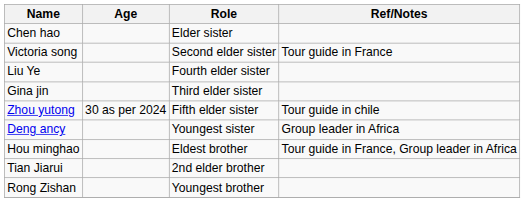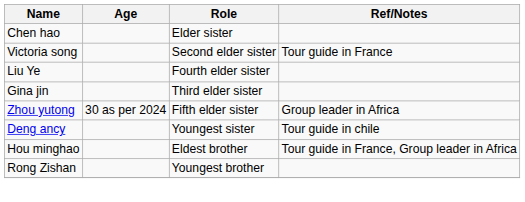(331, 110) Tour guide in chile -> (340, 110) Group leader in Africa
(340, 129) Group leader in Africa -> (331, 129) Tour guide in chile
- row: (35, 168)
